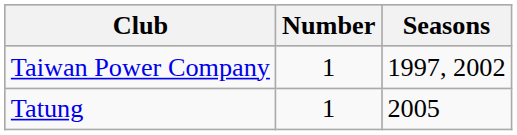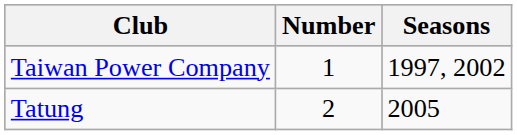(329, 108) 1 -> (329, 108) 2
